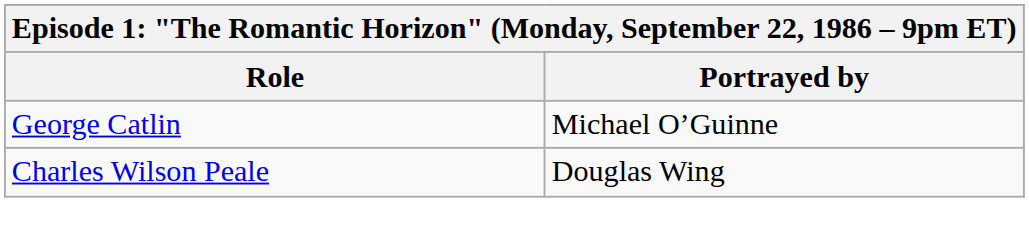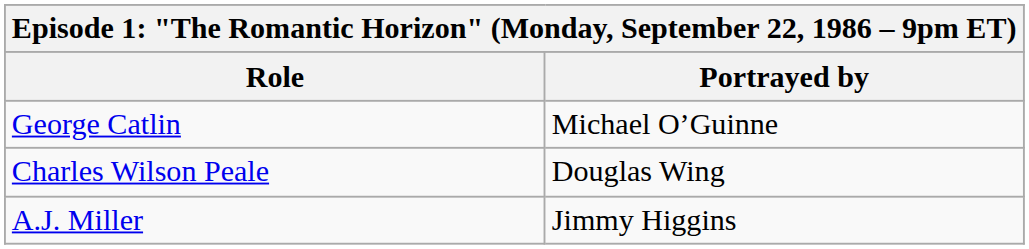+ row: (77, 219)
